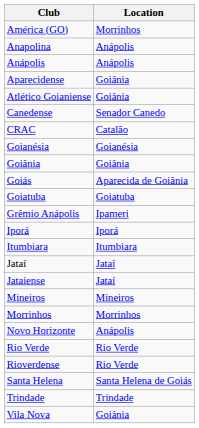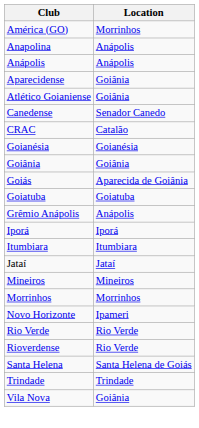(112, 213) Ipameri -> (115, 213) Anápolis
- row: (26, 280)
(115, 331) Anápolis -> (112, 314) Ipameri
